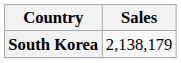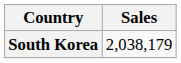(139, 44) 2,138,179 -> (139, 44) 2,038,179
